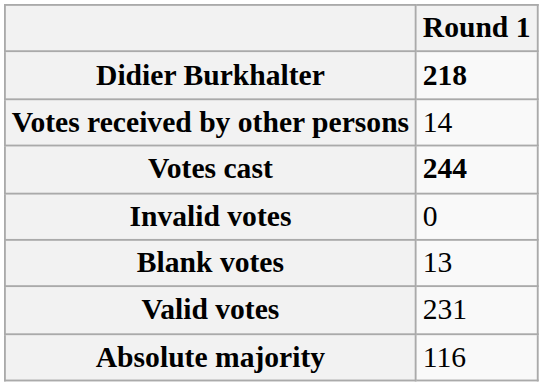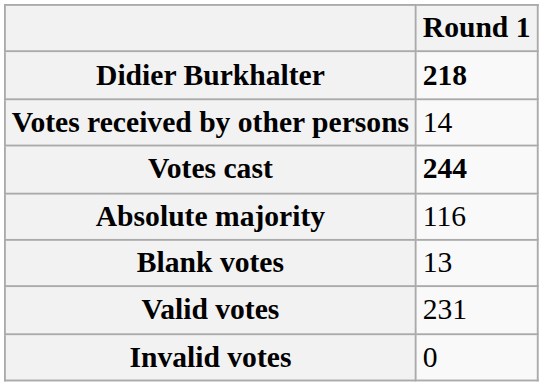rows swapped: (210, 215) <-> (210, 356)
